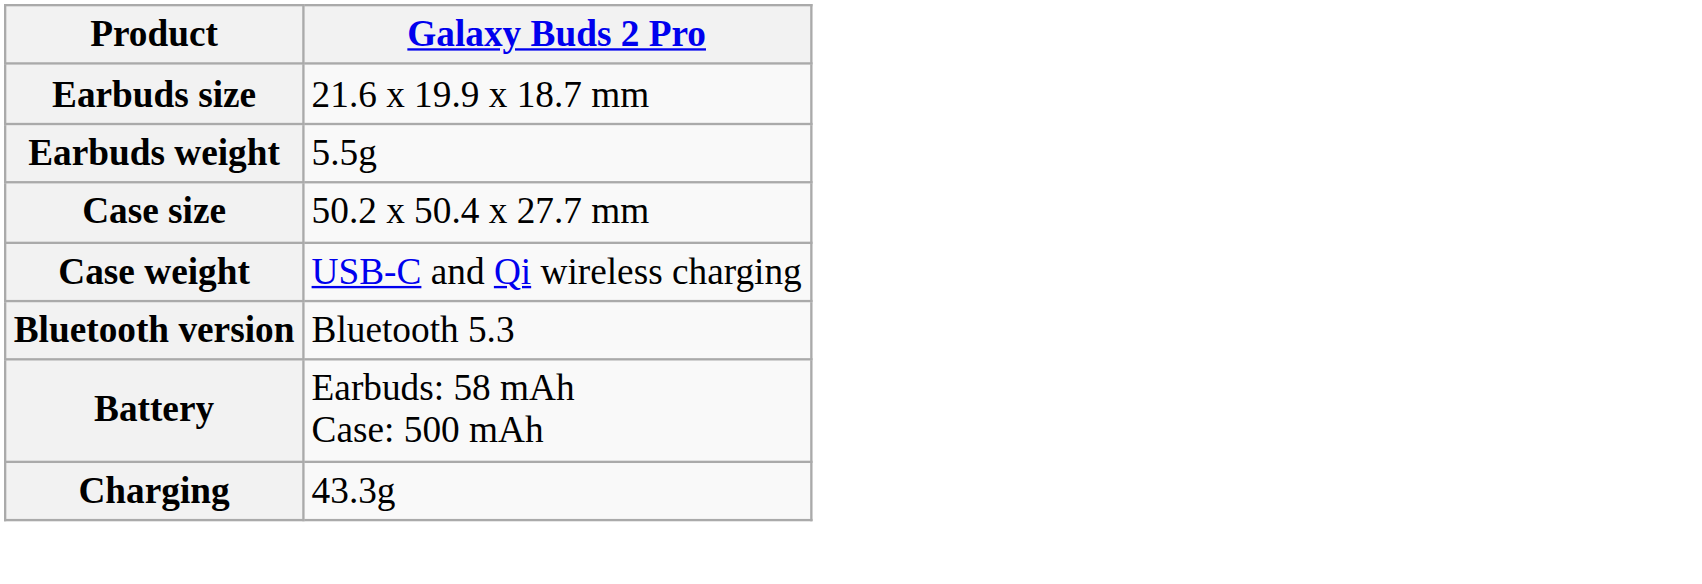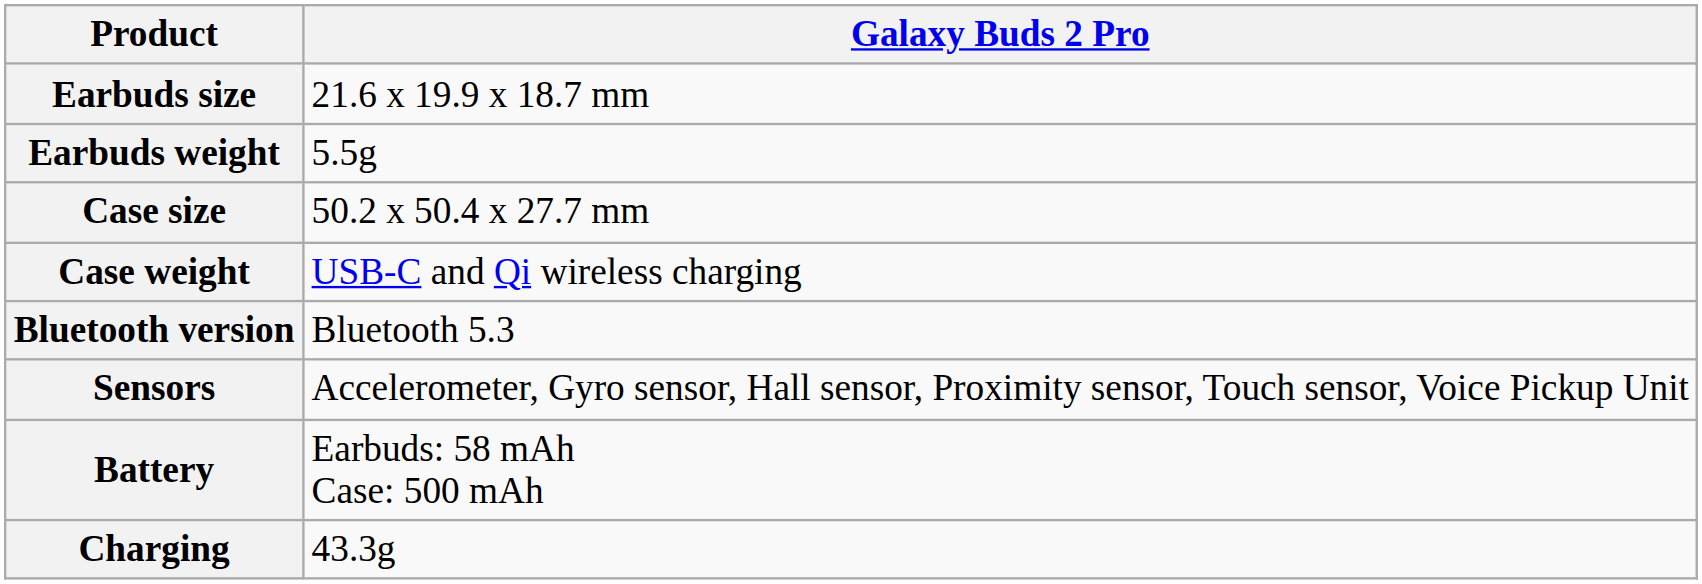+ row: (154, 388)
